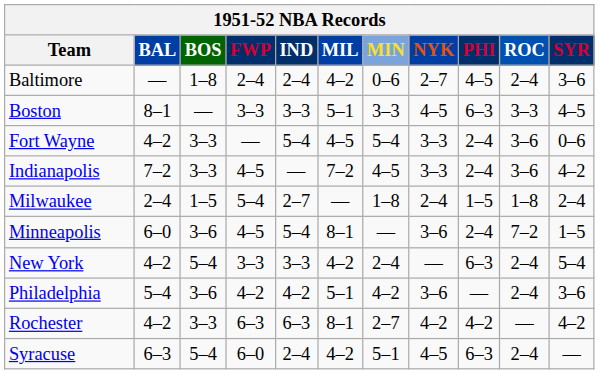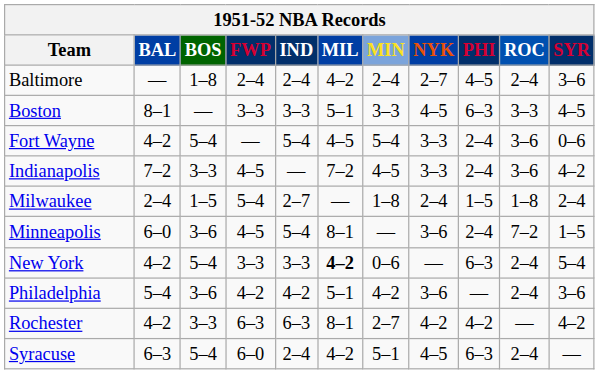(386, 80) 0–6 -> (386, 80) 2–4
(203, 141) 3–3 -> (203, 141) 5–4
(340, 262) normal -> (340, 262) bold
(386, 262) 2–4 -> (386, 262) 0–6
